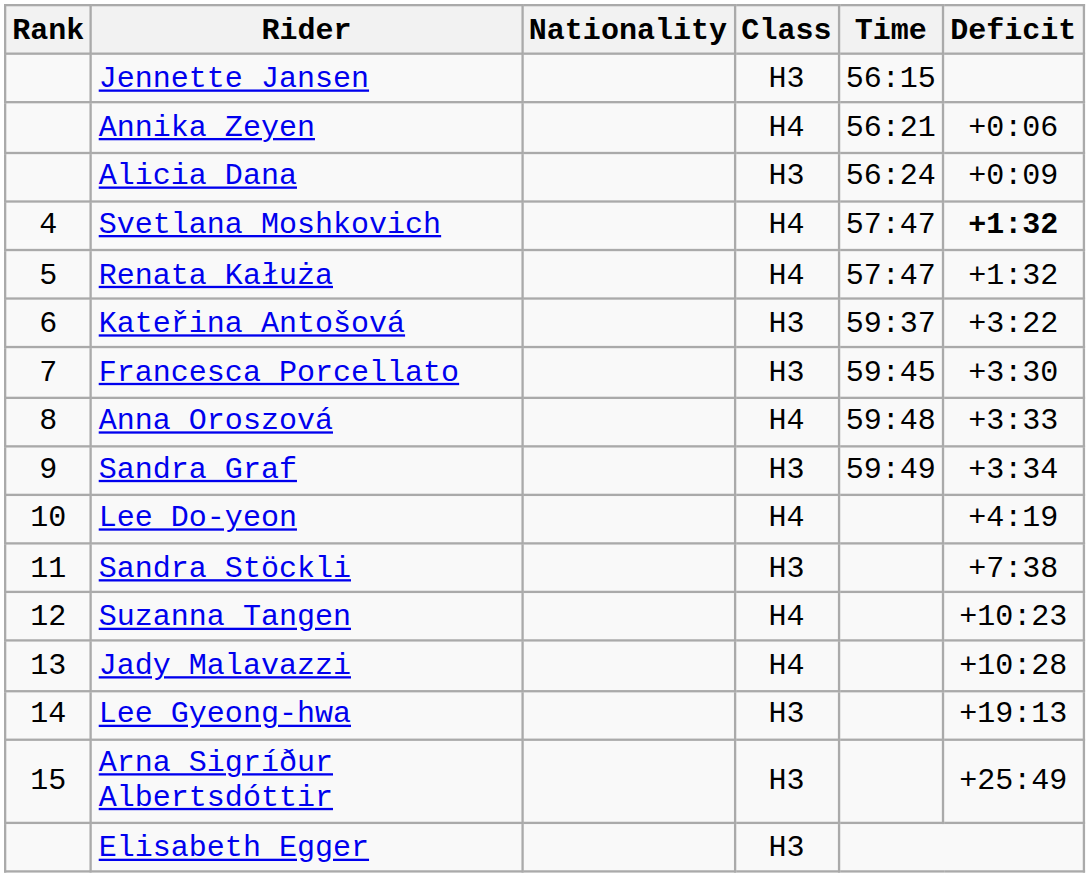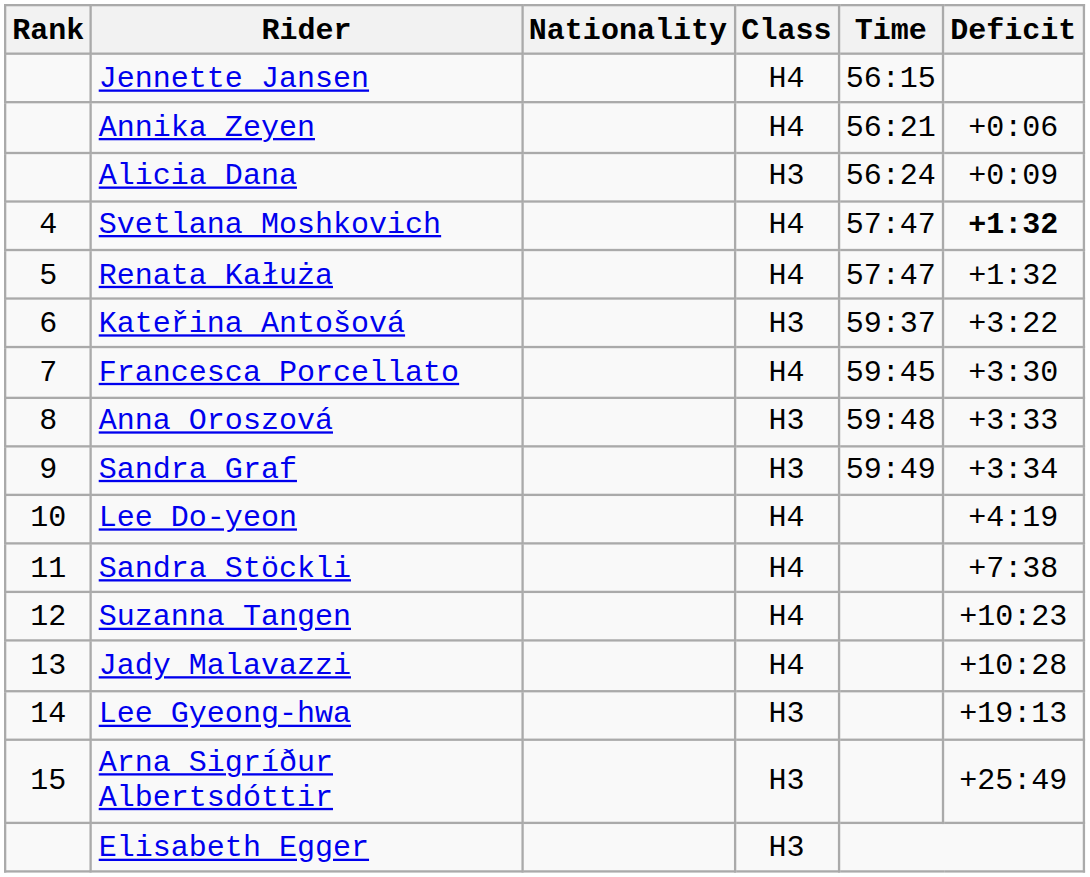(786, 79) H3 -> (786, 79) H4
(786, 372) H3 -> (786, 372) H4
(786, 421) H4 -> (786, 421) H3
(786, 568) H3 -> (786, 568) H4
